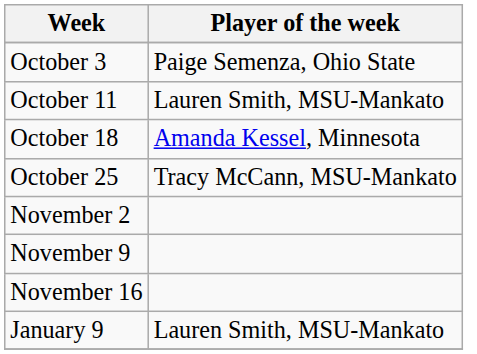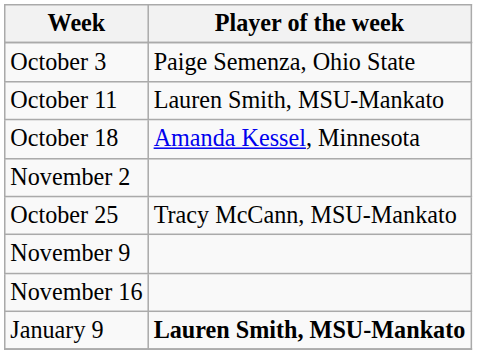rows swapped: (64, 176) <-> (70, 215)
(299, 330) normal -> (309, 330) bold
